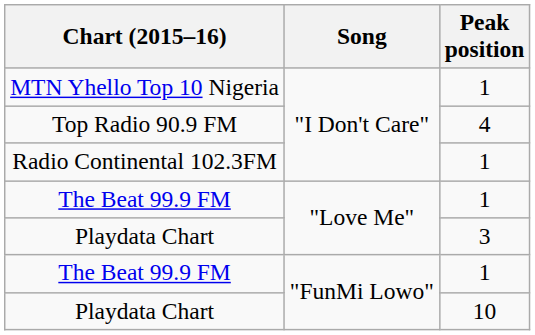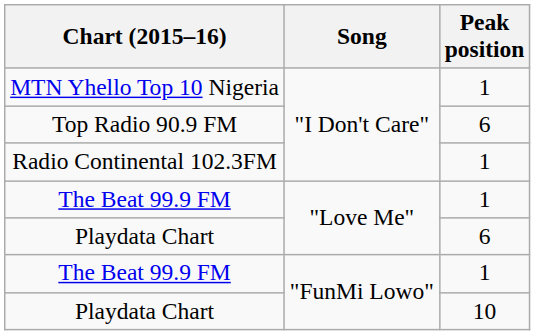(485, 124) 4 -> (485, 124) 6
(485, 236) 3 -> (485, 236) 6
